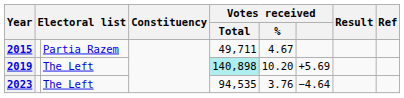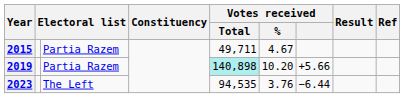(68, 66) The Left -> (81, 66) Partia Razem
(314, 66) +5.69 -> (314, 66) +5.66
(314, 84) −4.64 -> (314, 84) −6.44
